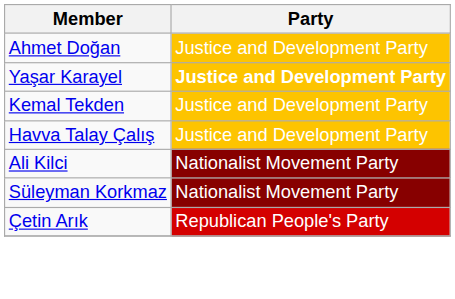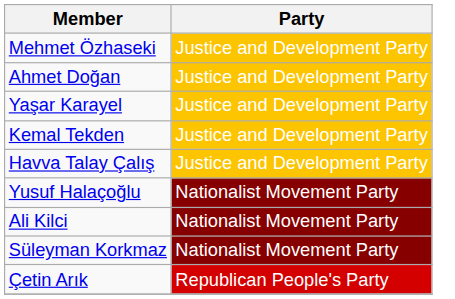+ row: (82, 47)
(311, 76) bold -> (302, 105) normal
+ row: (75, 192)
